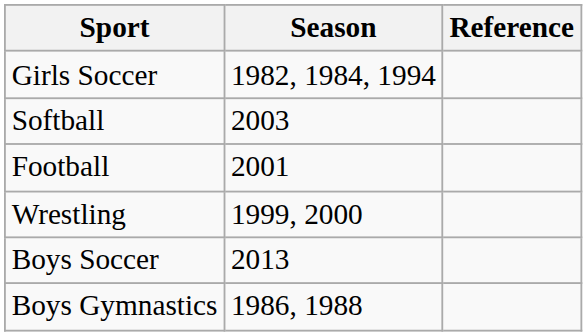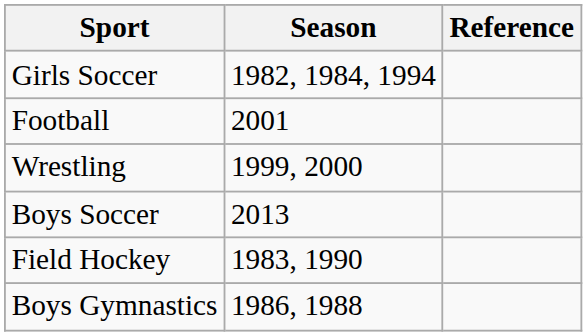- row: (58, 120)
+ row: (91, 259)
